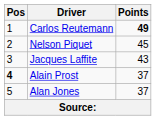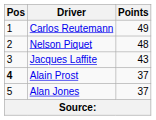(143, 28) bold -> (143, 28) normal
(143, 44) 45 -> (143, 44) 48
